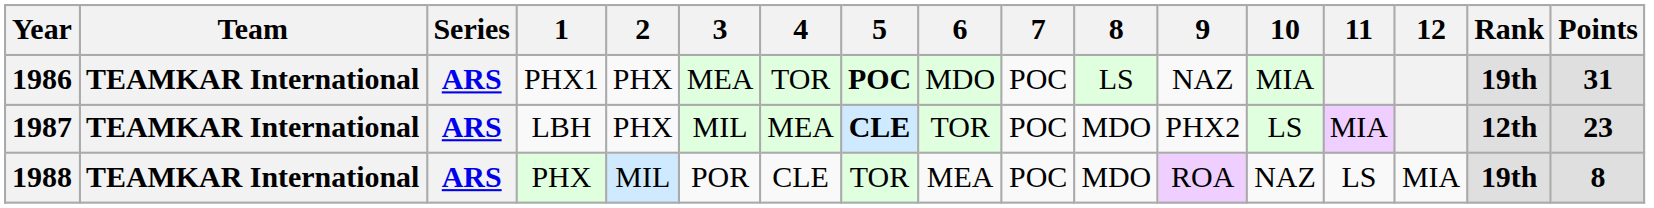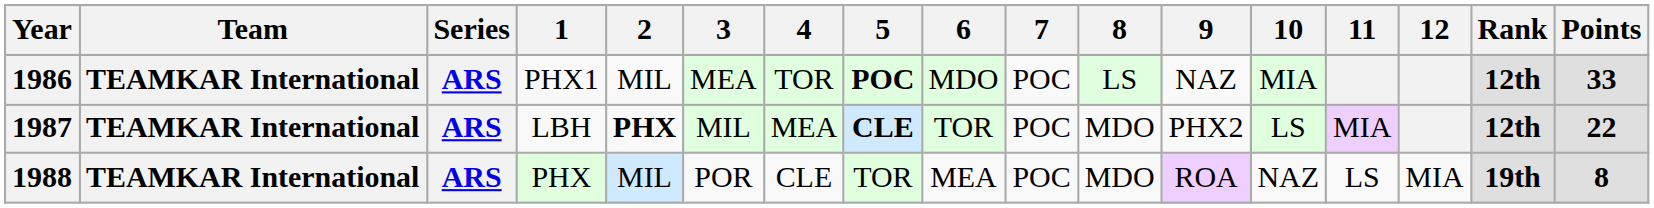(643, 78) PHX -> (644, 78) MIL
(1509, 78) 19th -> (1512, 78) 12th
(1598, 78) 31 -> (1601, 78) 33
(643, 128) normal -> (644, 128) bold
(1598, 128) 23 -> (1601, 128) 22
